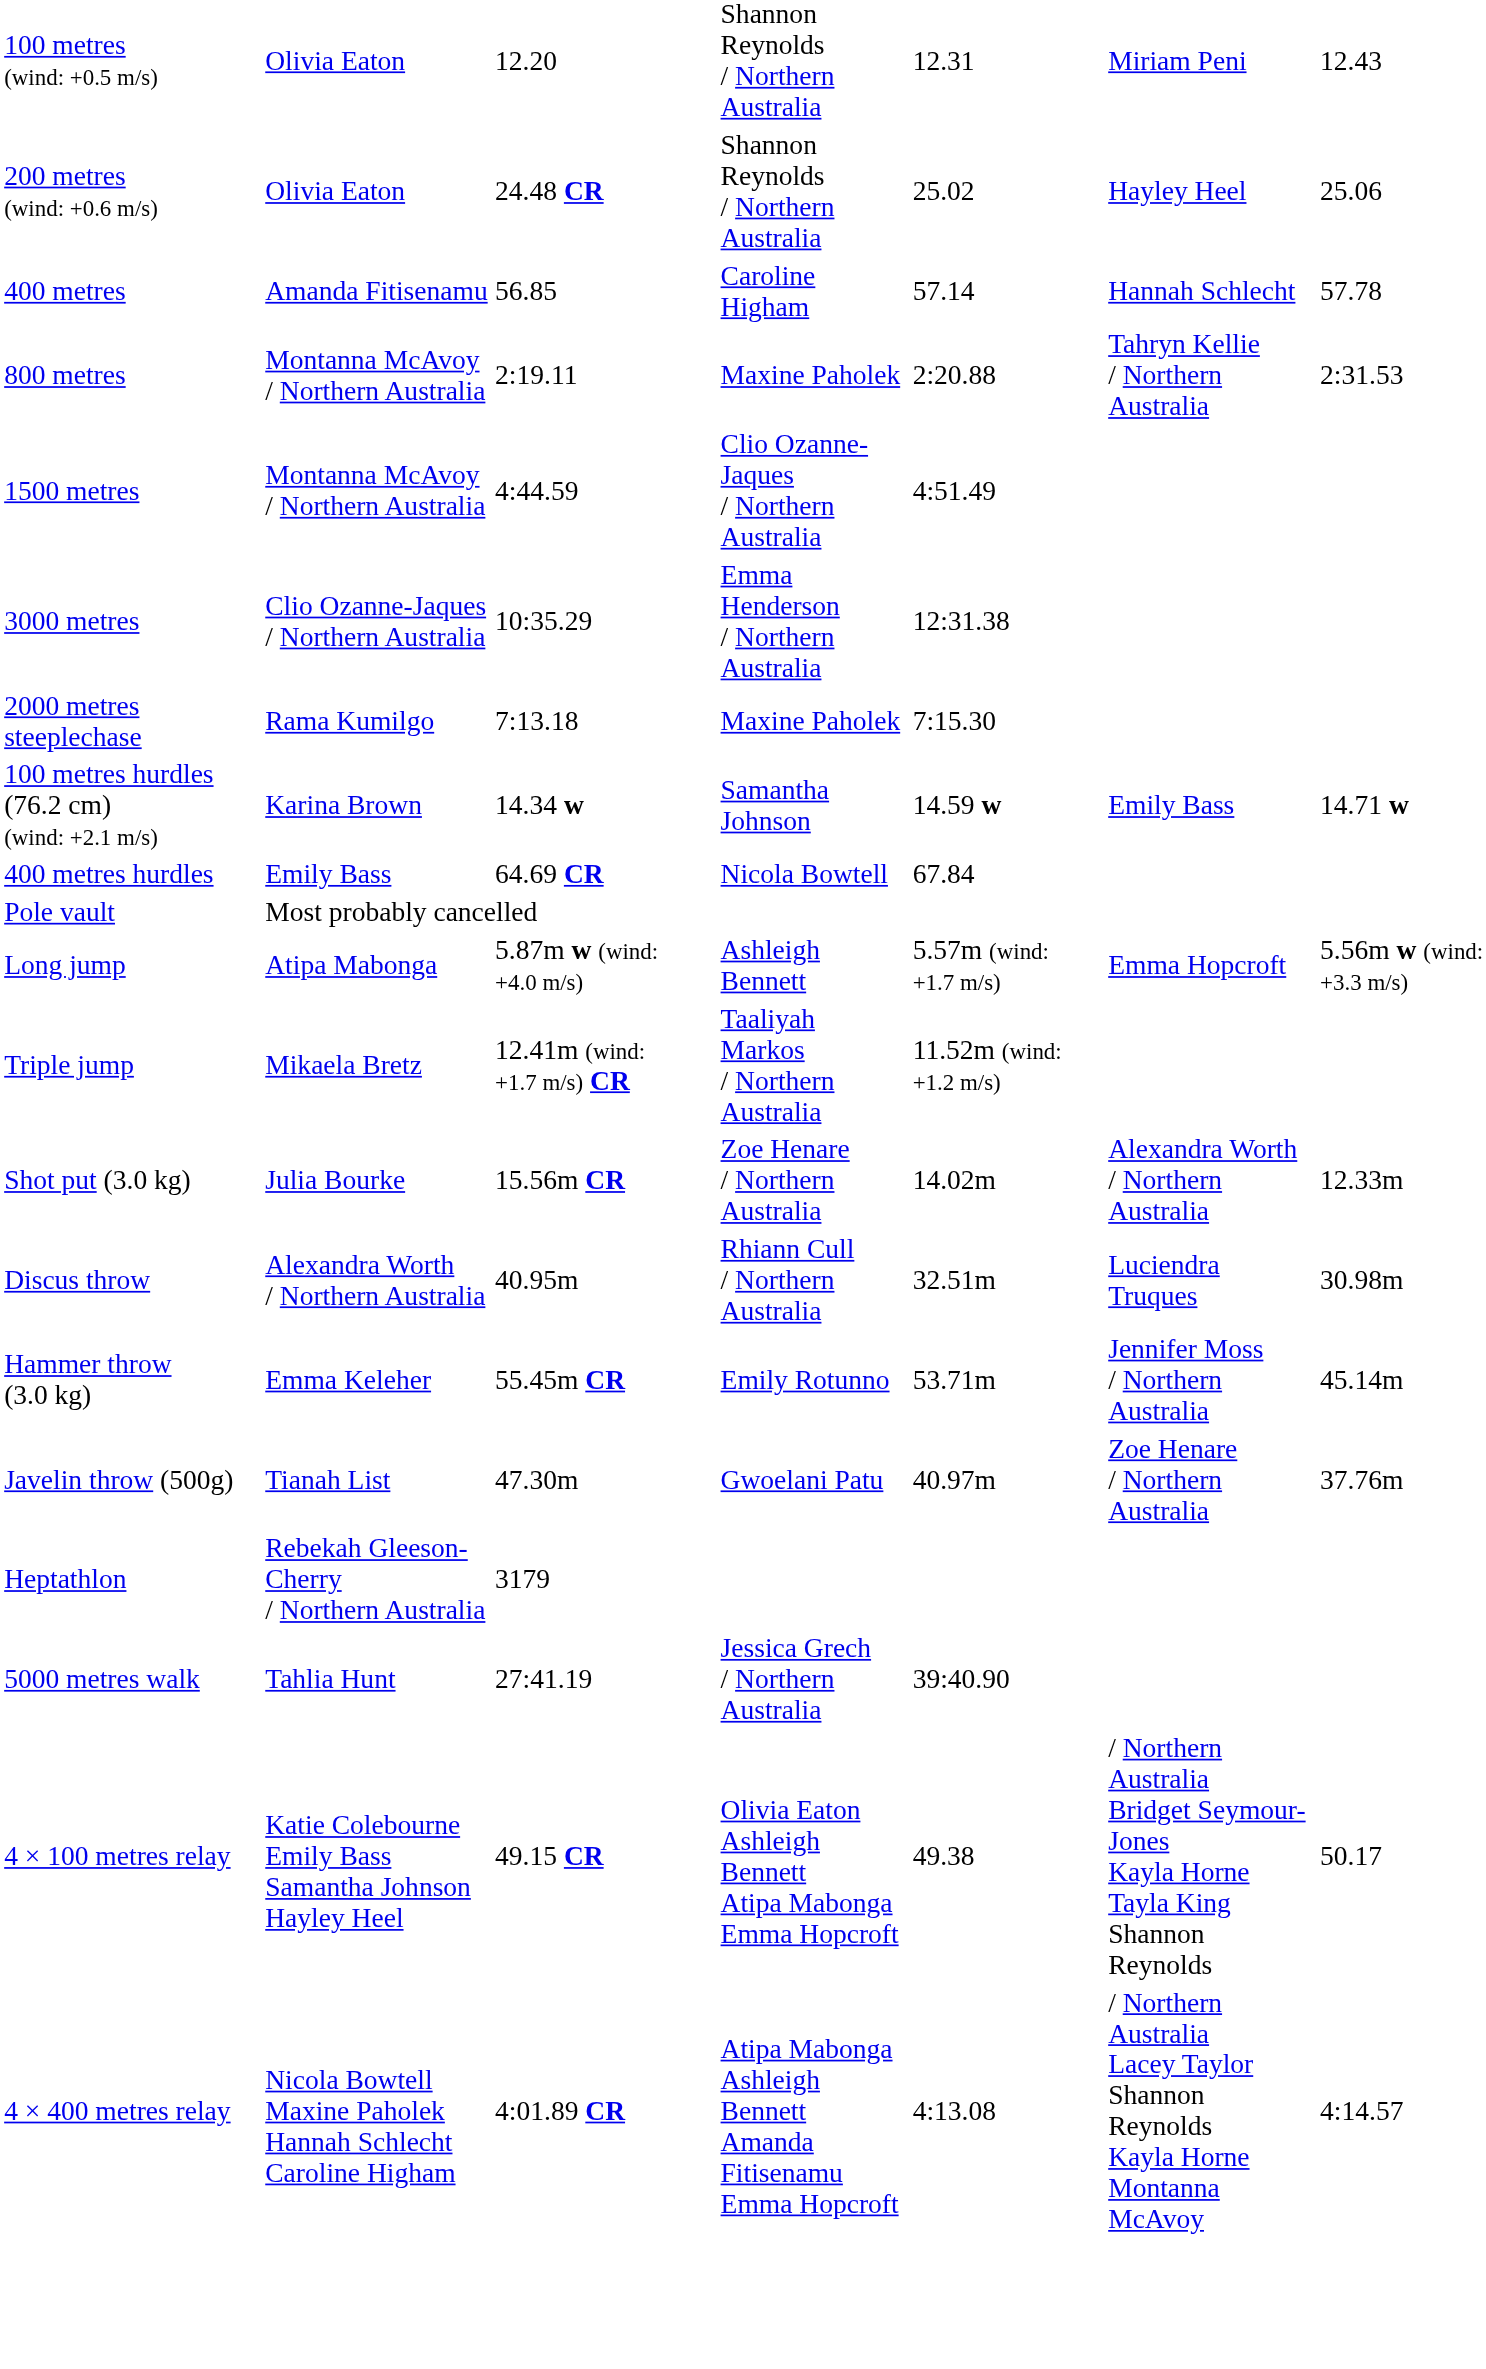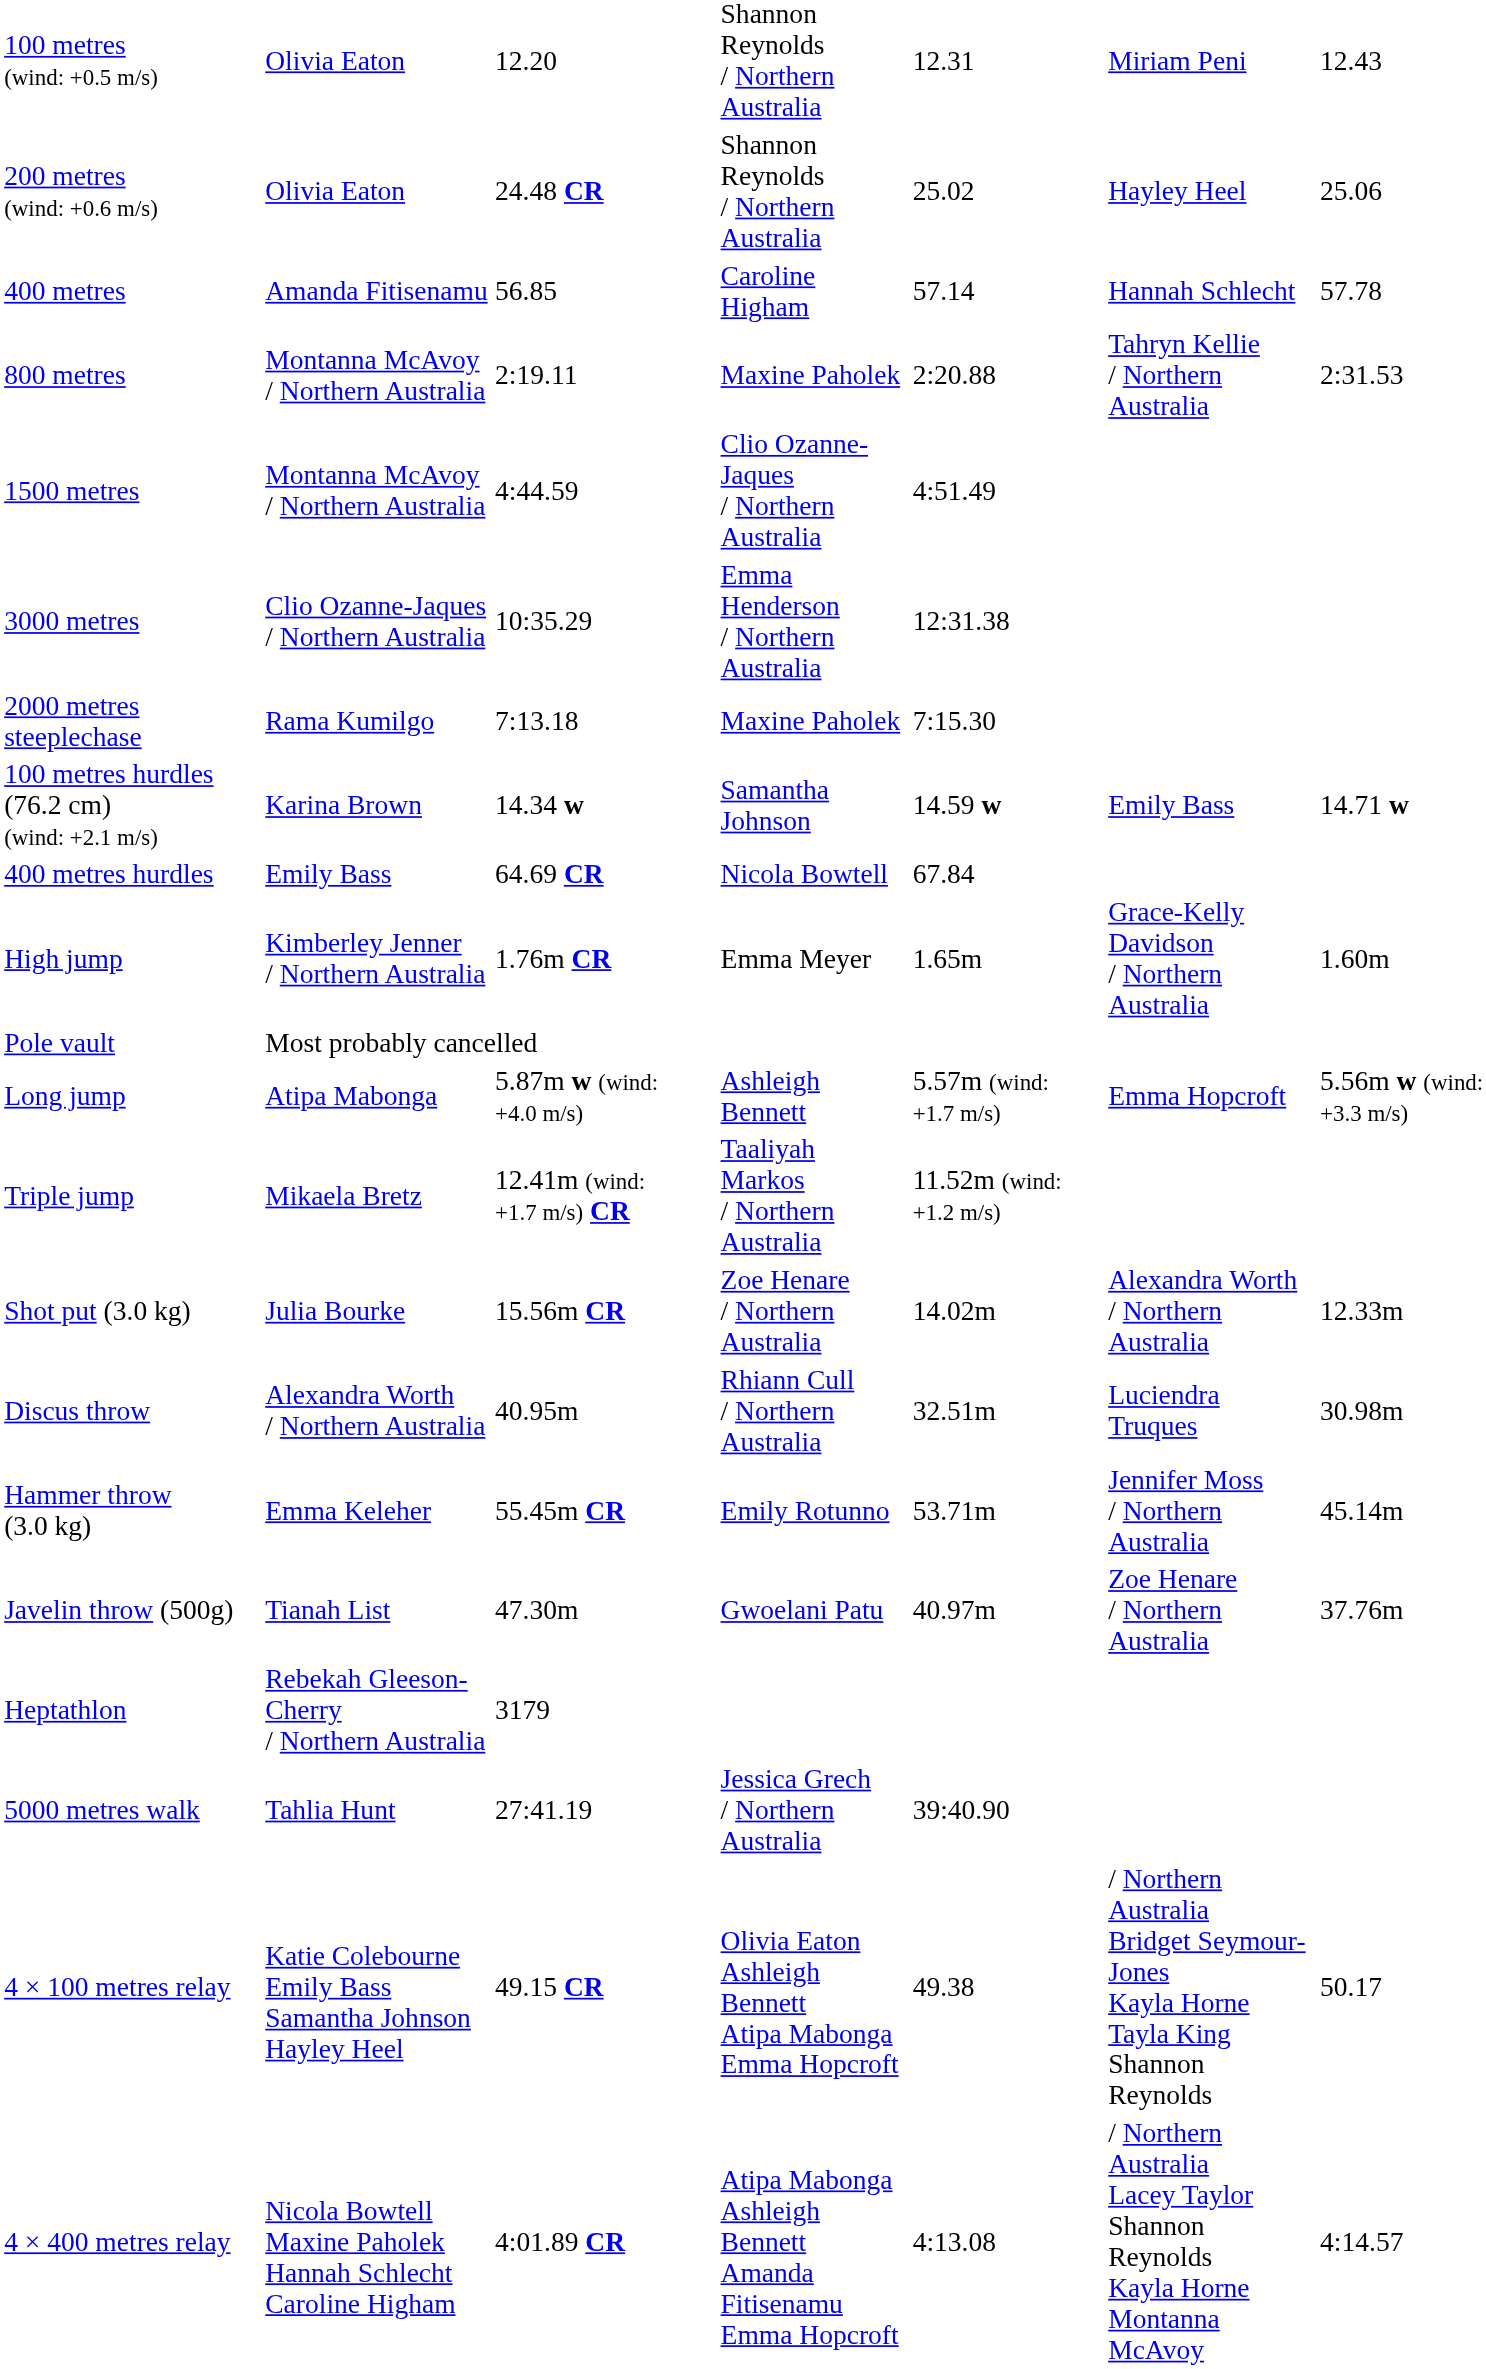+ row: (63, 958)
